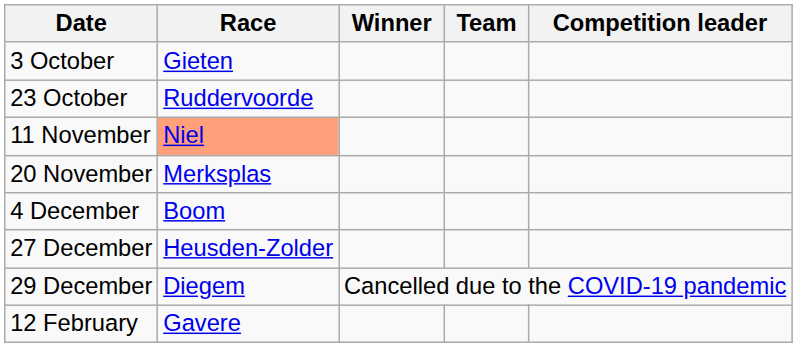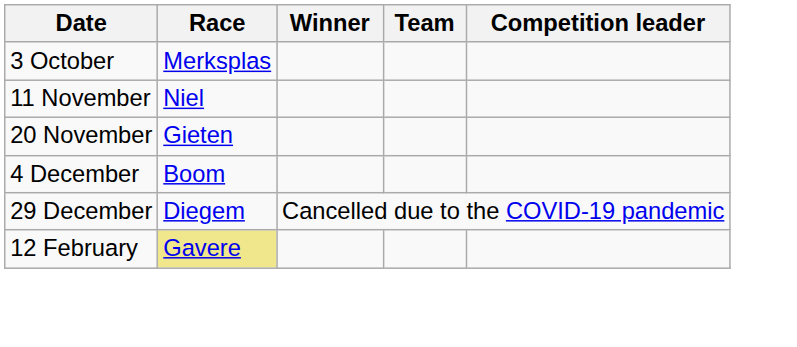(198, 60) Gieten -> (217, 60) Merksplas
- row: (69, 98)
(184, 135) lightsalmon background -> (184, 98) no background
(217, 173) Merksplas -> (198, 135) Gieten
- row: (81, 248)
(202, 323) no background -> (202, 248) khaki background
